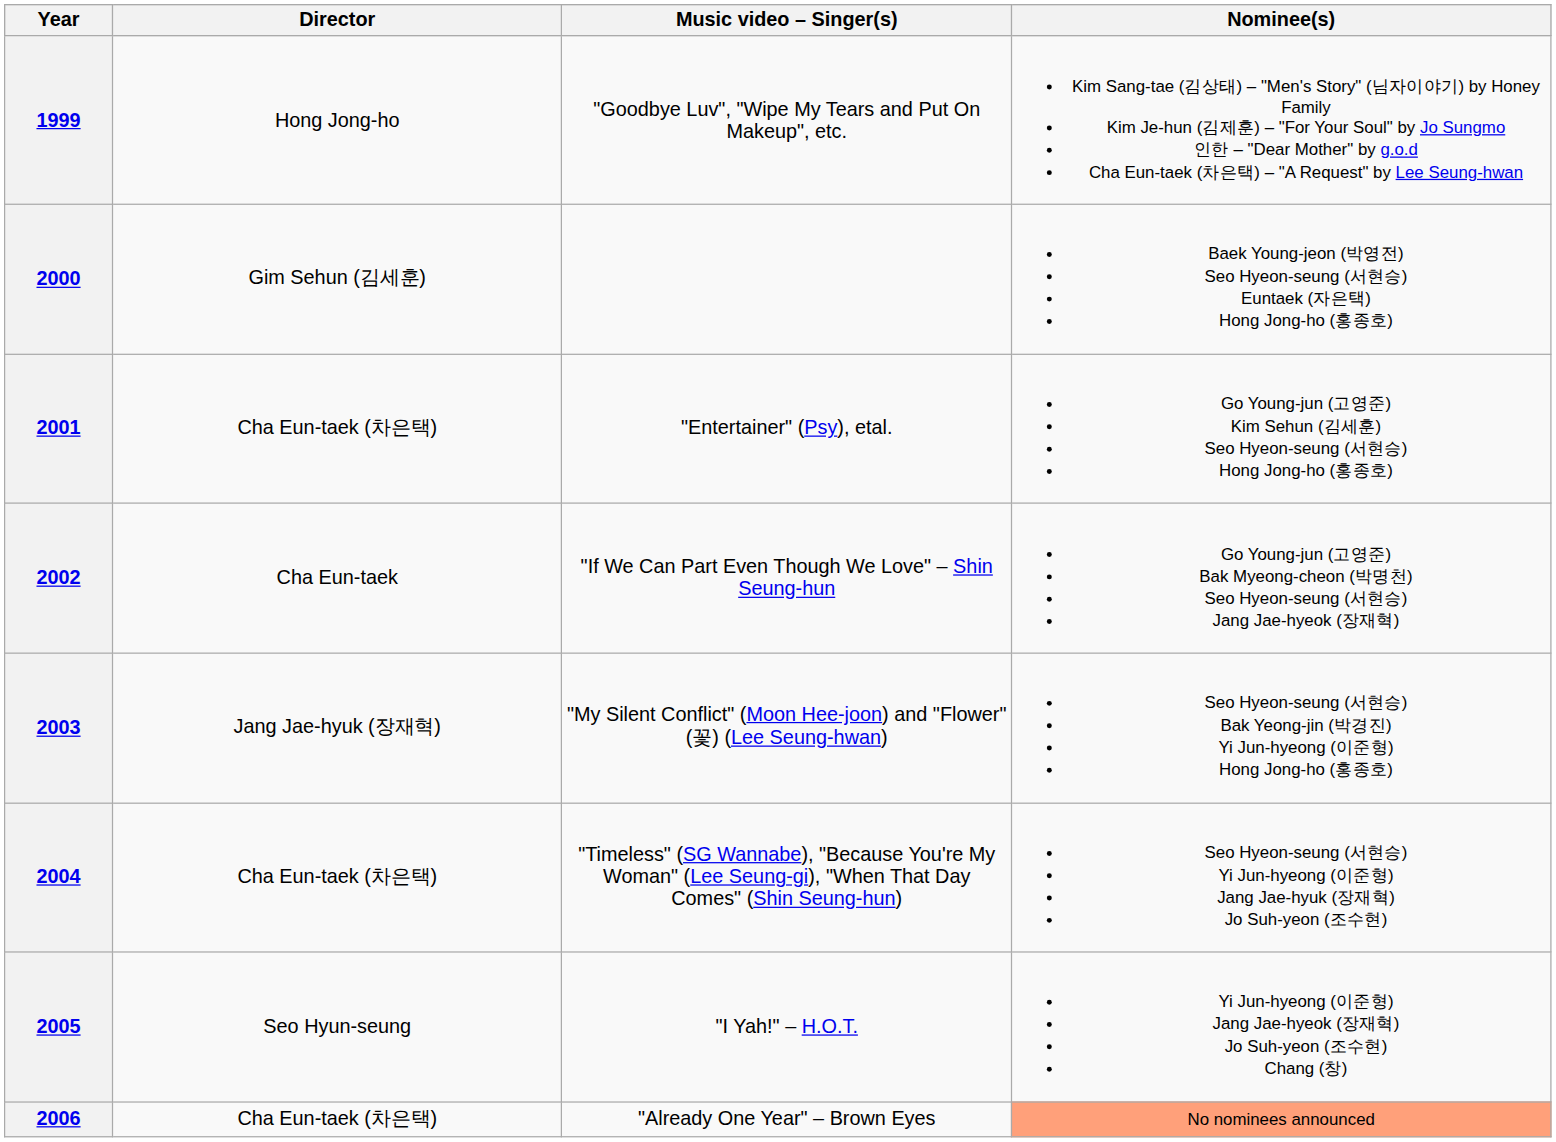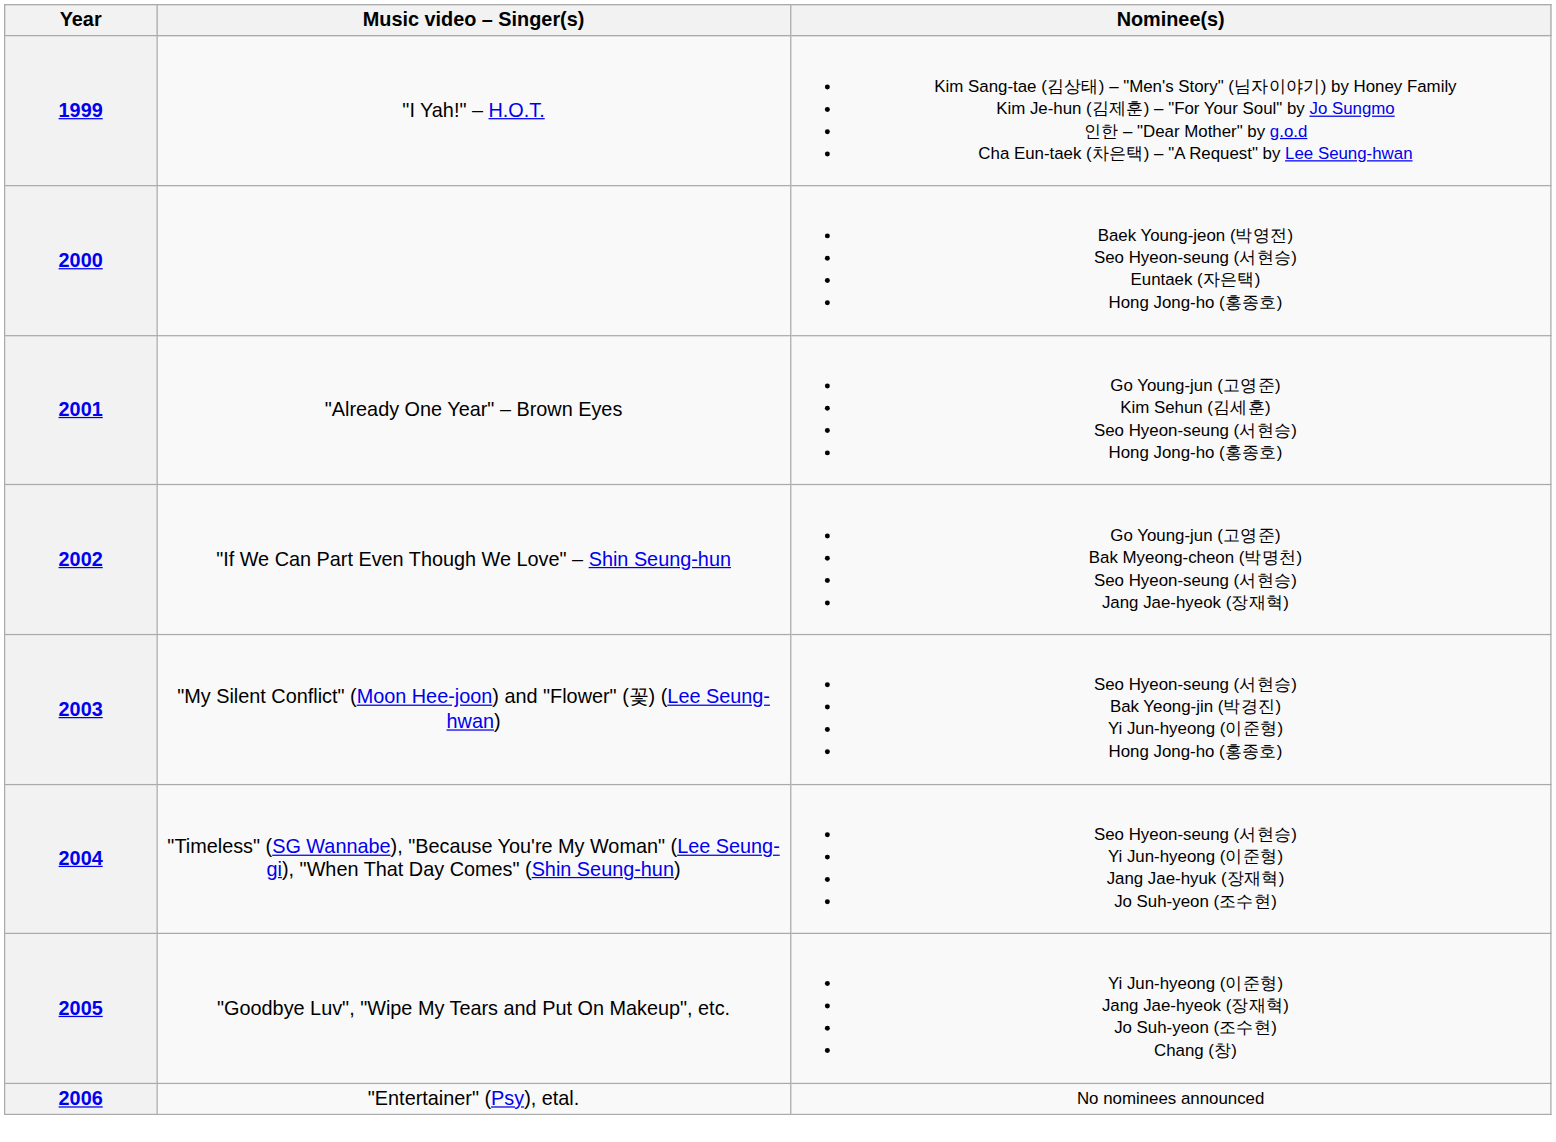- column: (337, 20)
(787, 120) "Goodbye Luv", "Wipe My Tears and Put On Makeup", etc. -> (474, 110) "I Yah!" – H.O.T.
(787, 428) "Entertainer" (Psy), etal. -> (474, 409) "Already One Year" – Brown Eyes
(787, 1026) "I Yah!" – H.O.T. -> (474, 1008) "Goodbye Luv", "Wipe My Tears and Put On Makeup", etc.
(787, 1119) "Already One Year" – Brown Eyes -> (474, 1098) "Entertainer" (Psy), etal.
(1281, 1119) lightsalmon background -> (1171, 1099) no background
